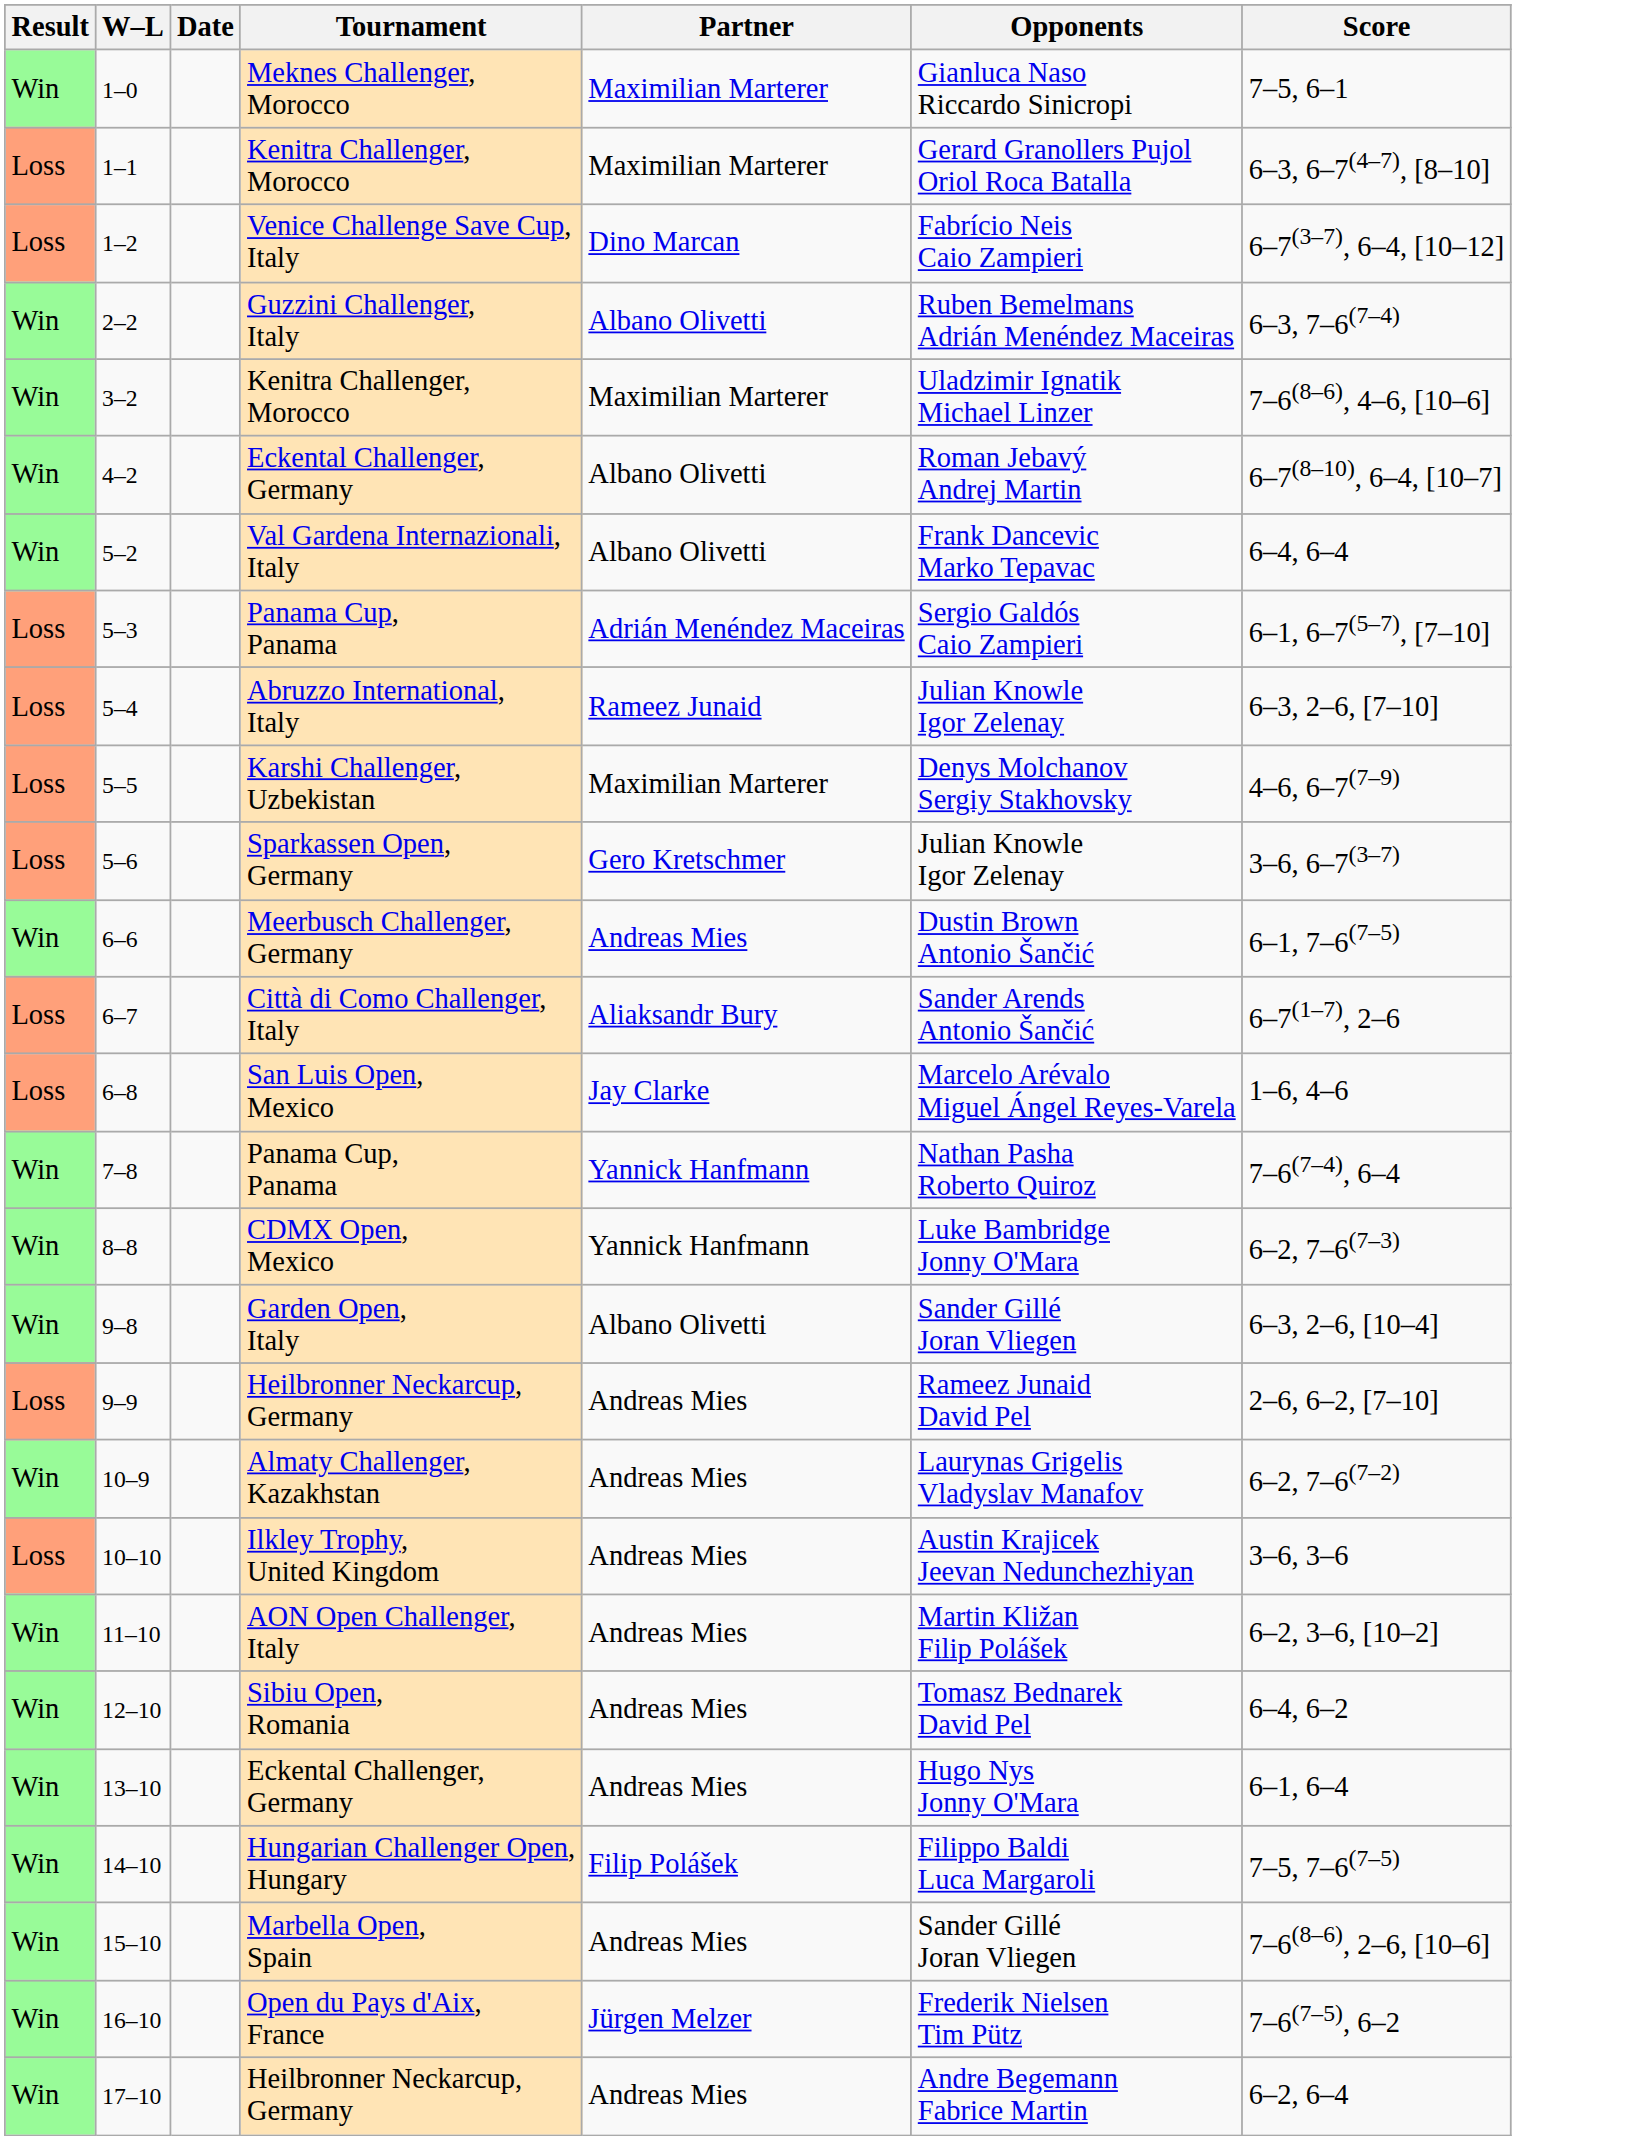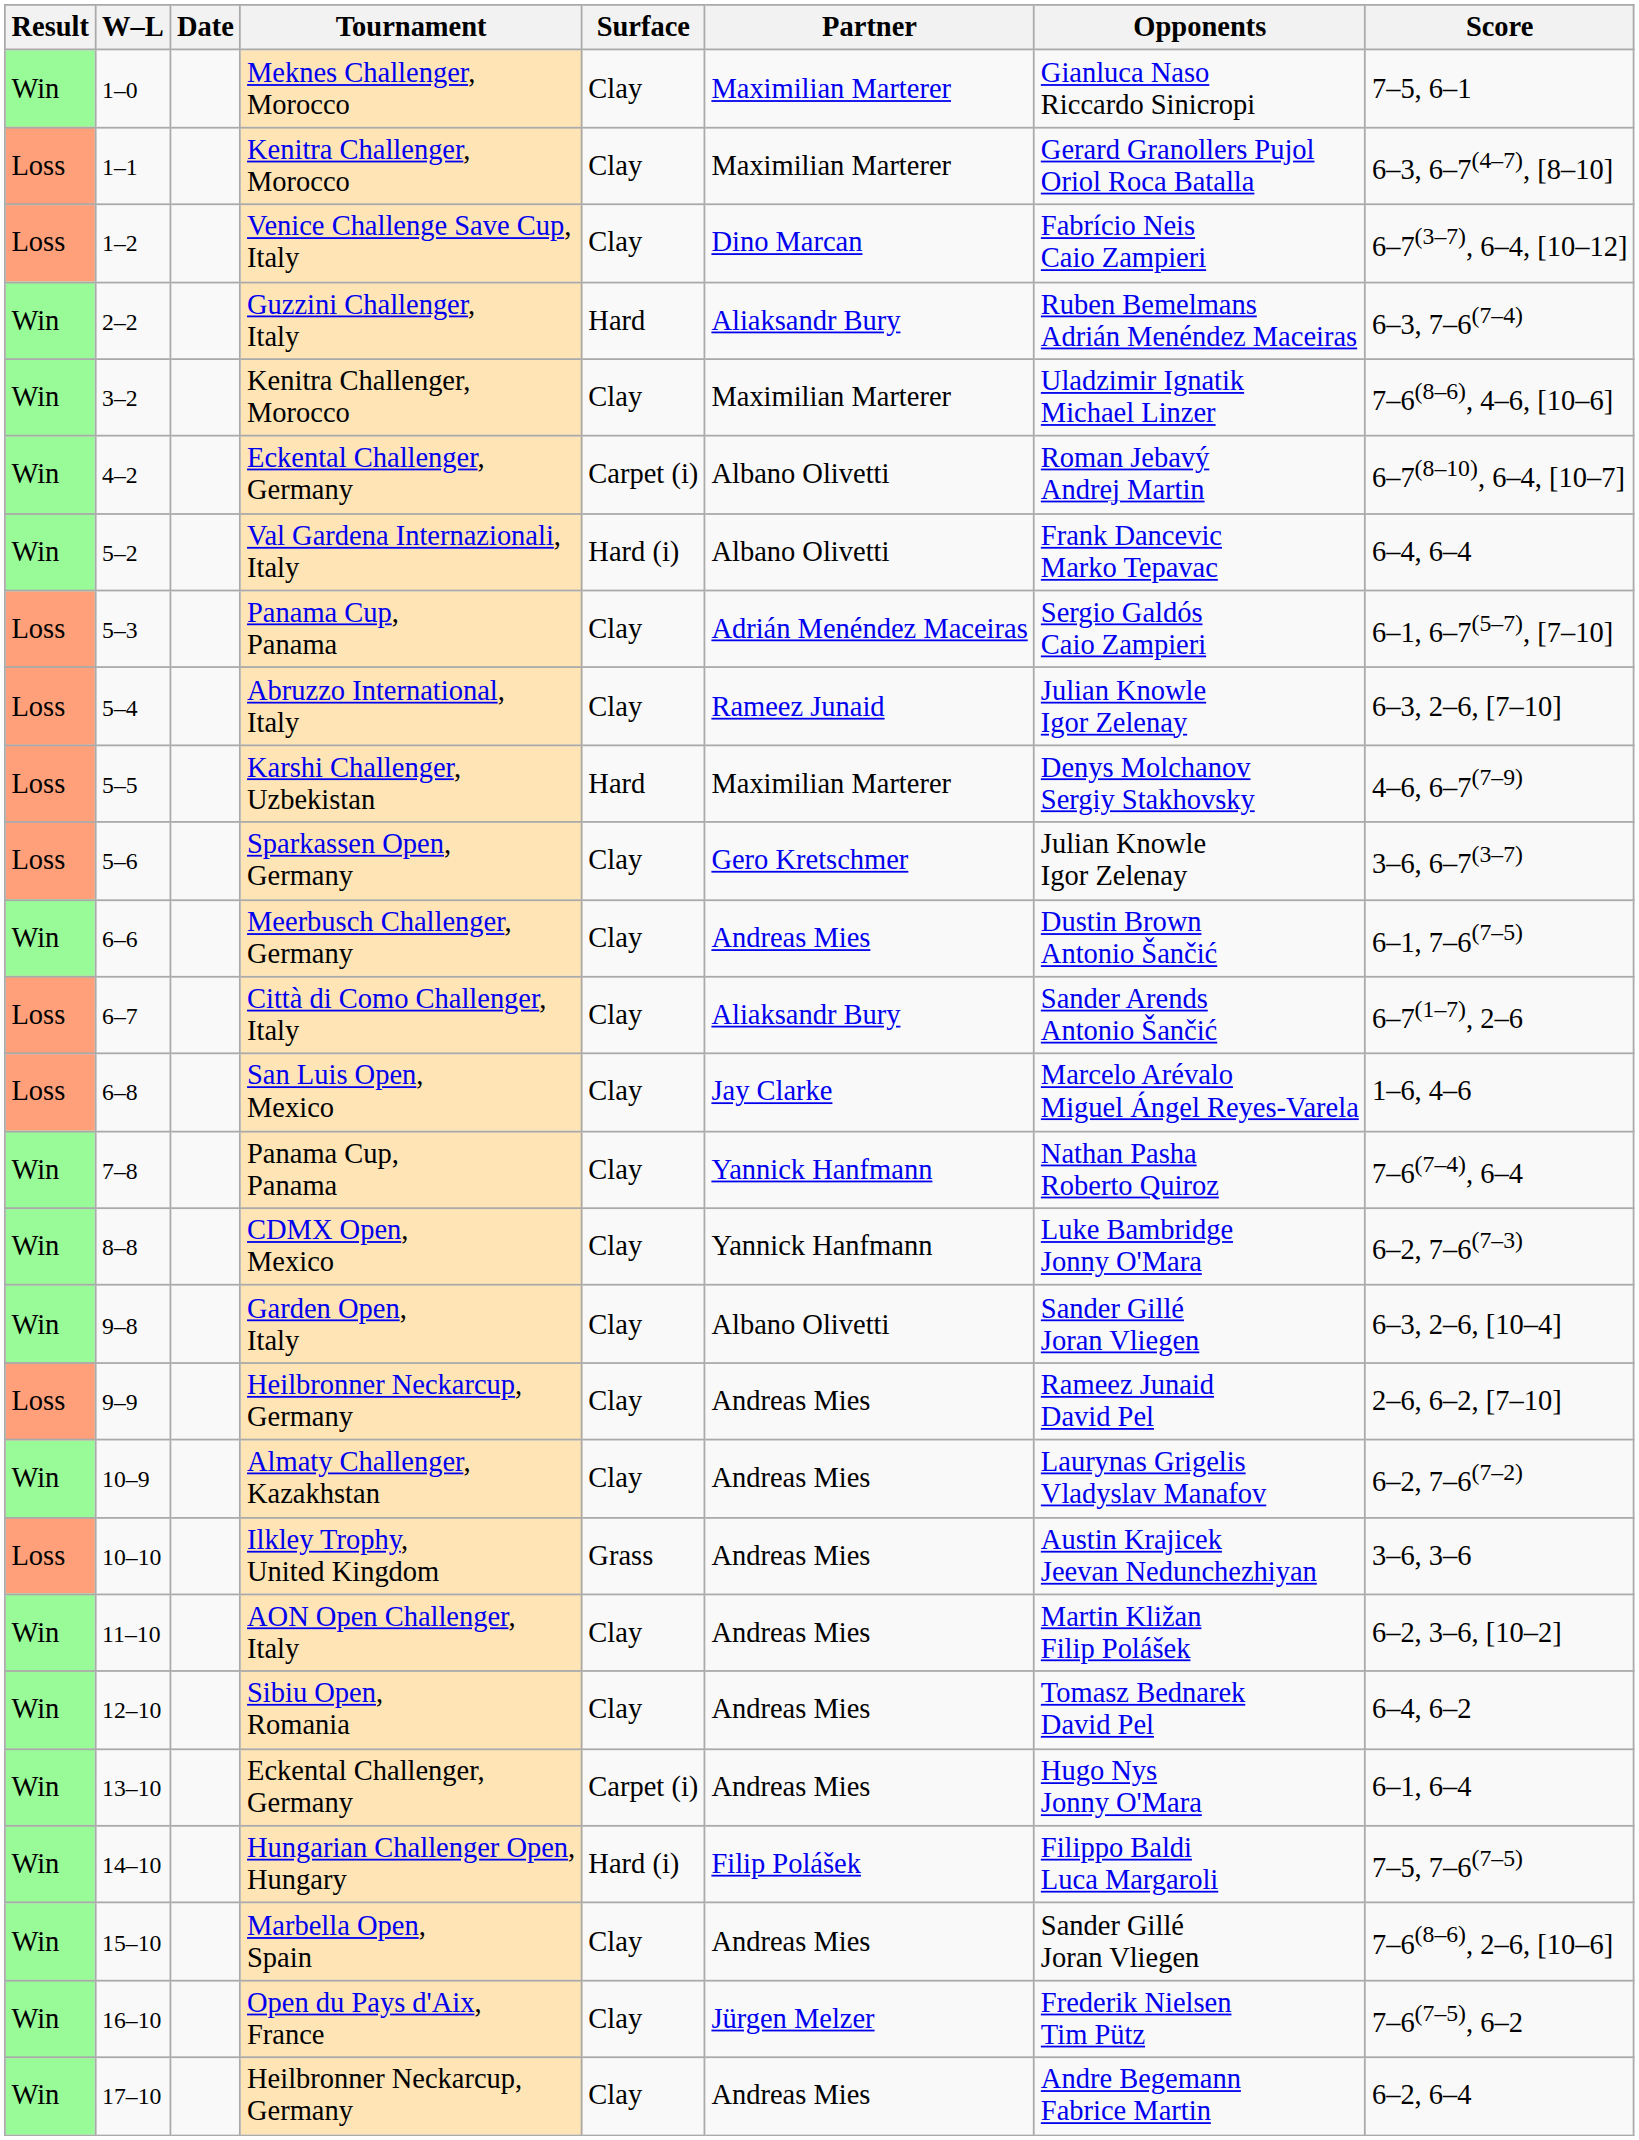+ column: (643, 27)
(677, 319) Albano Olivetti -> (806, 319) Aliaksandr Bury
